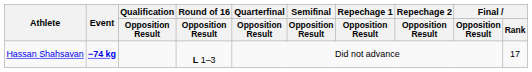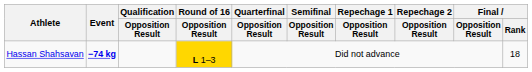(204, 61) no background -> (204, 61) gold background
(515, 55) 17 -> (515, 55) 18
